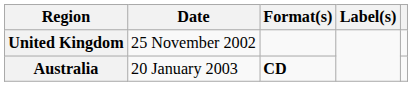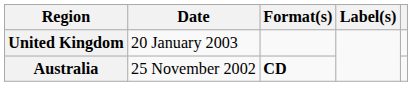(193, 42) 25 November 2002 -> (184, 42) 20 January 2003
(184, 68) 20 January 2003 -> (193, 68) 25 November 2002
